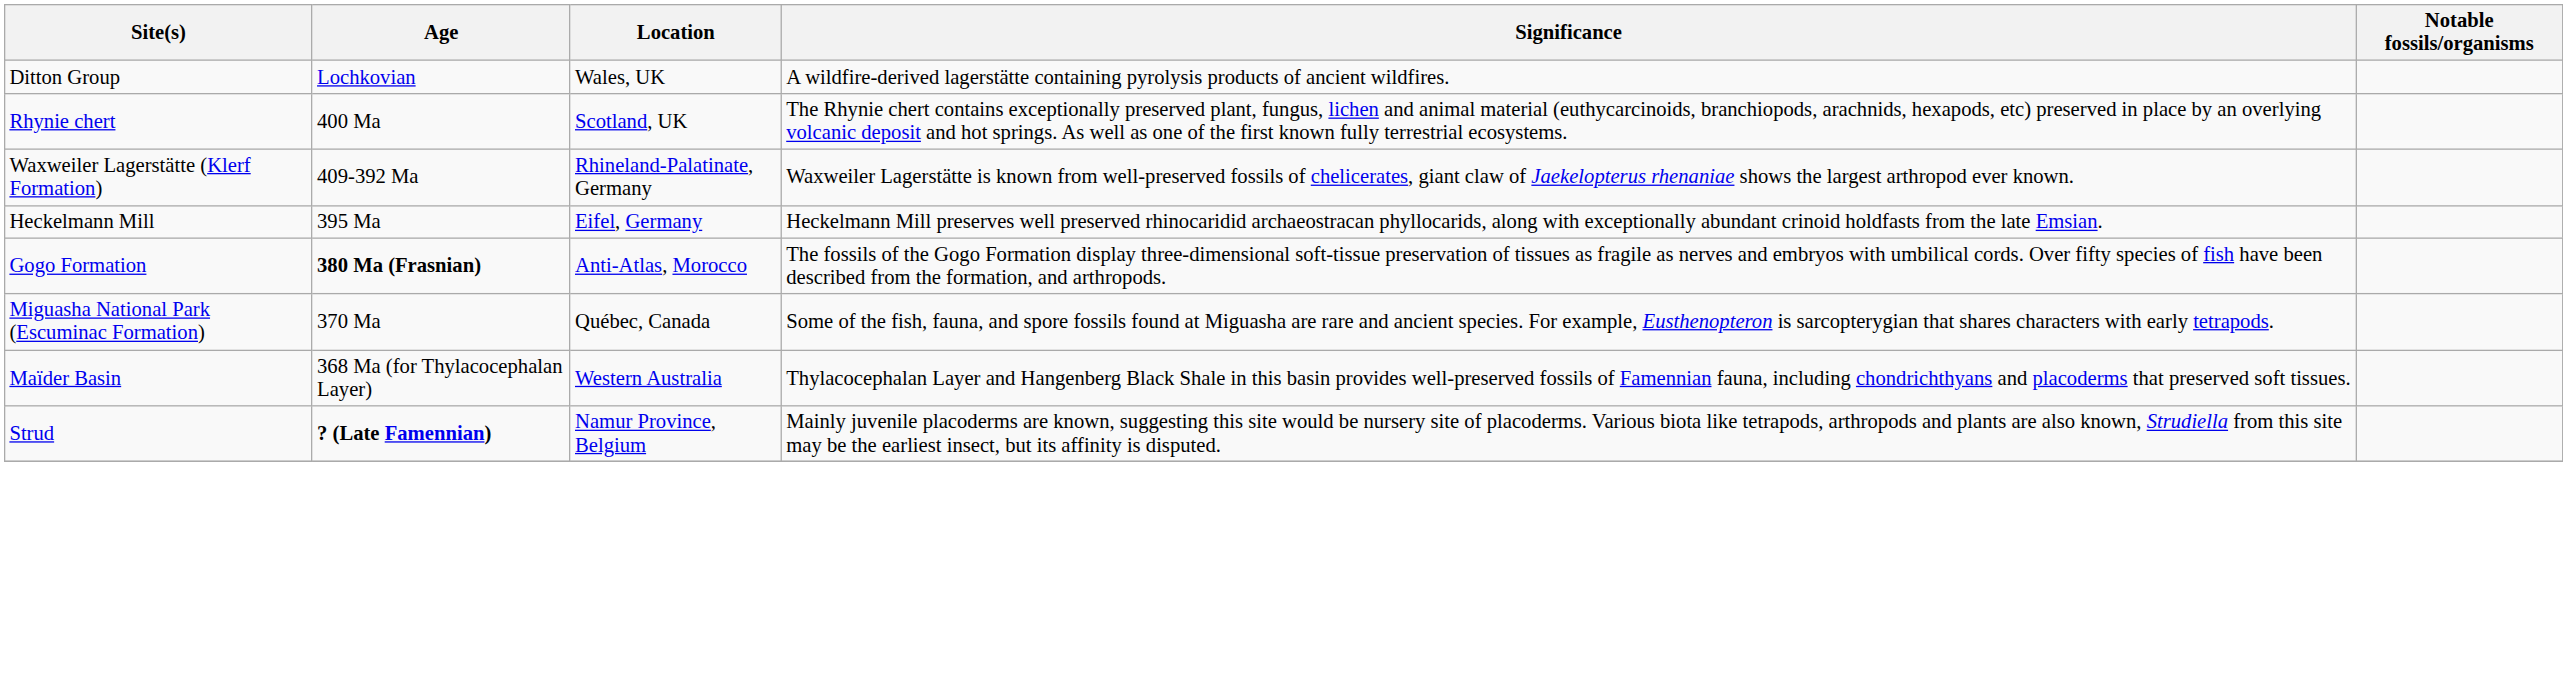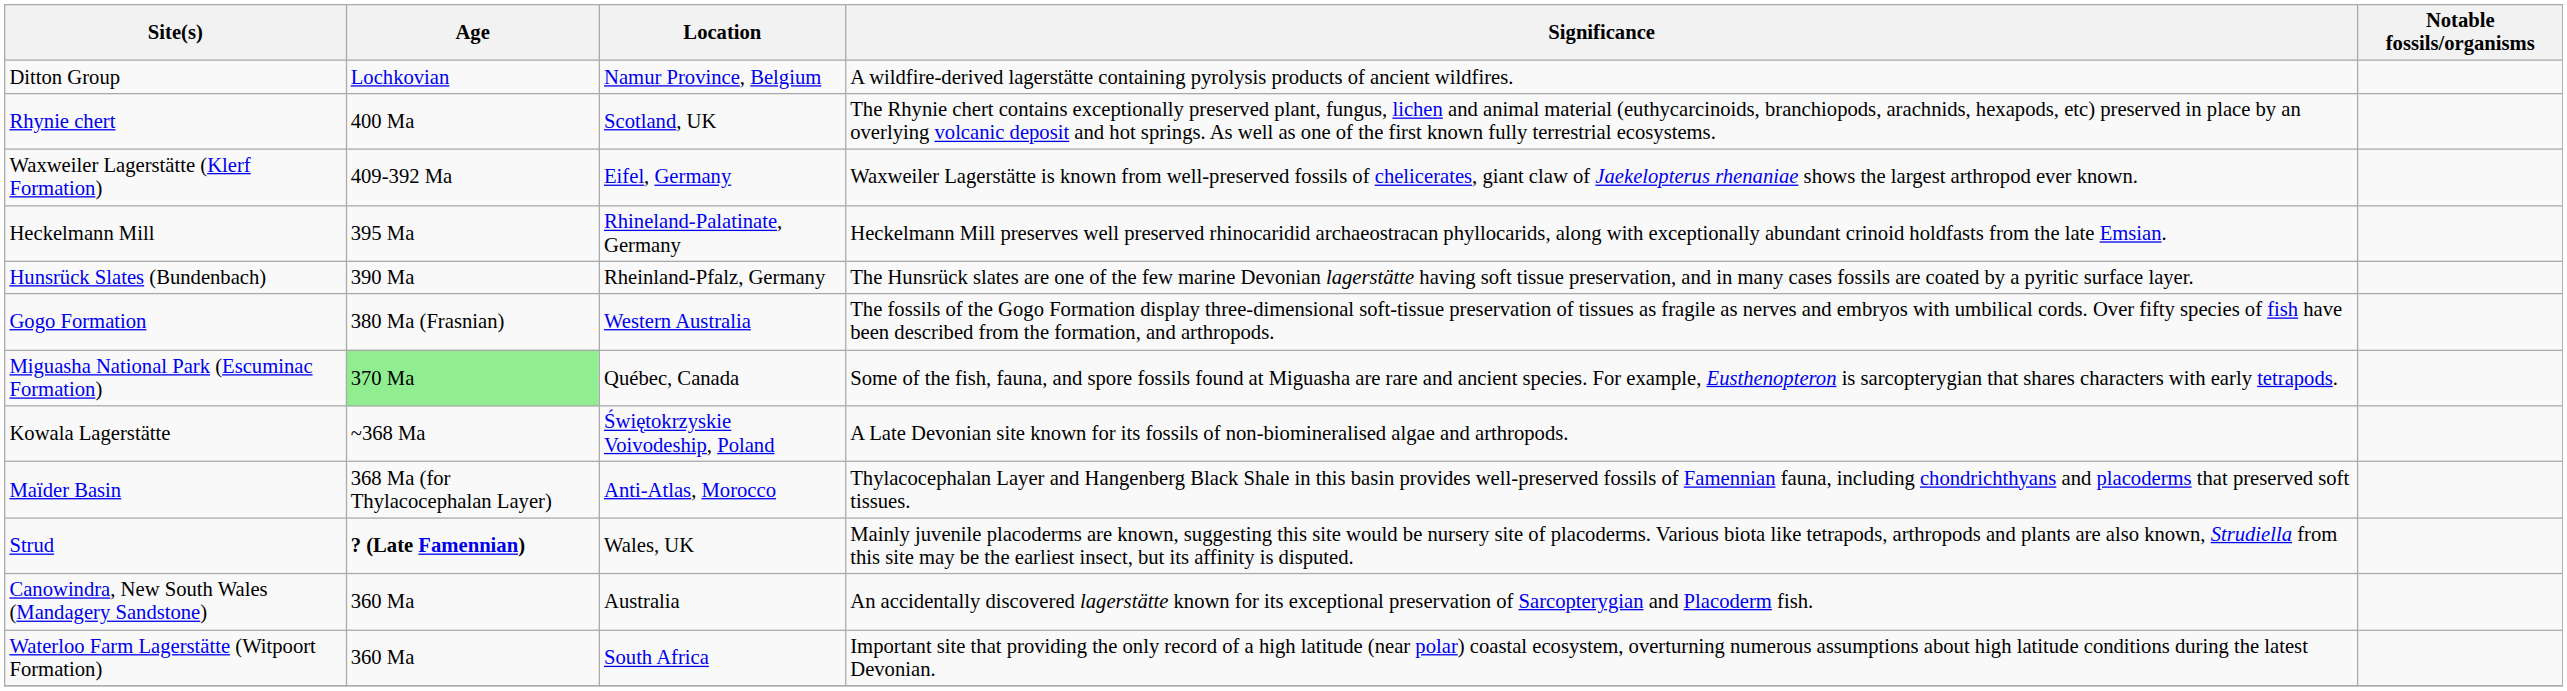(620, 76) Wales, UK -> (713, 76) Namur Province, Belgium
(664, 177) Rhineland-Palatinate, Germany -> (668, 177) Eifel, Germany
(639, 221) Eifel, Germany -> (693, 233) Rhineland-Palatinate, Germany
+ row: (138, 277)
(399, 265) bold -> (428, 321) normal
(661, 265) Anti-Atlas, Morocco -> (677, 321) Western Australia
(349, 321) no background -> (383, 377) lightgreen background
+ row: (90, 433)
(648, 377) Western Australia -> (690, 489) Anti-Atlas, Morocco
(646, 433) Namur Province, Belgium -> (649, 545) Wales, UK
+ row: (139, 601)
+ row: (163, 657)
